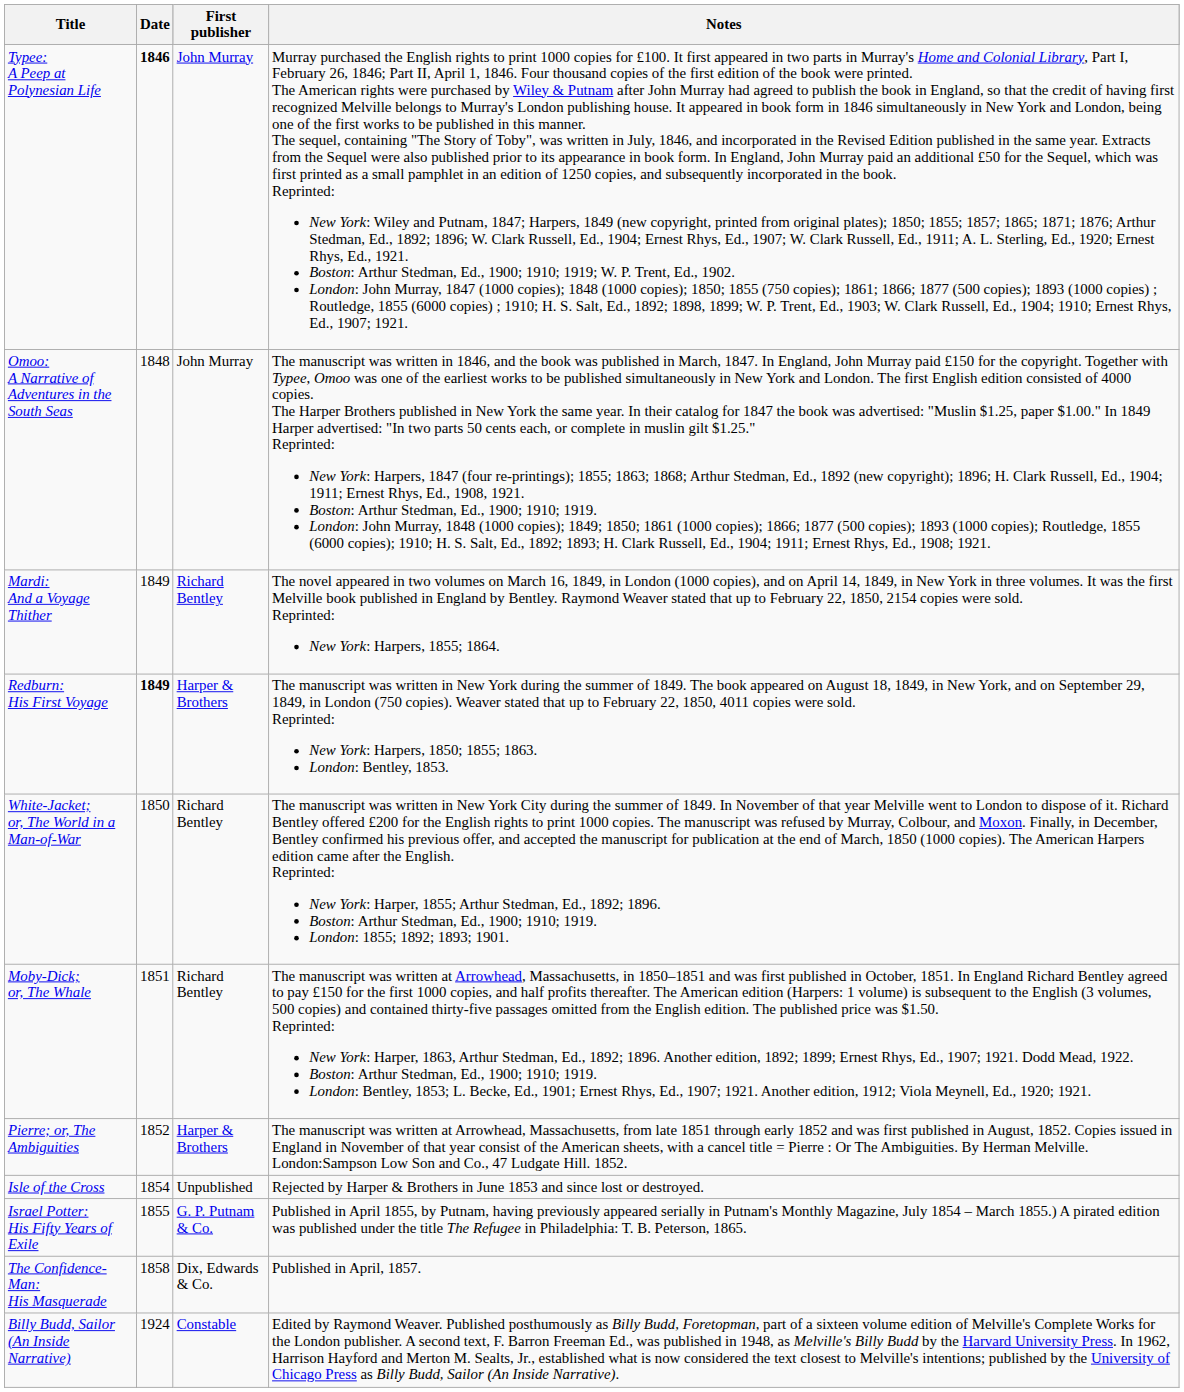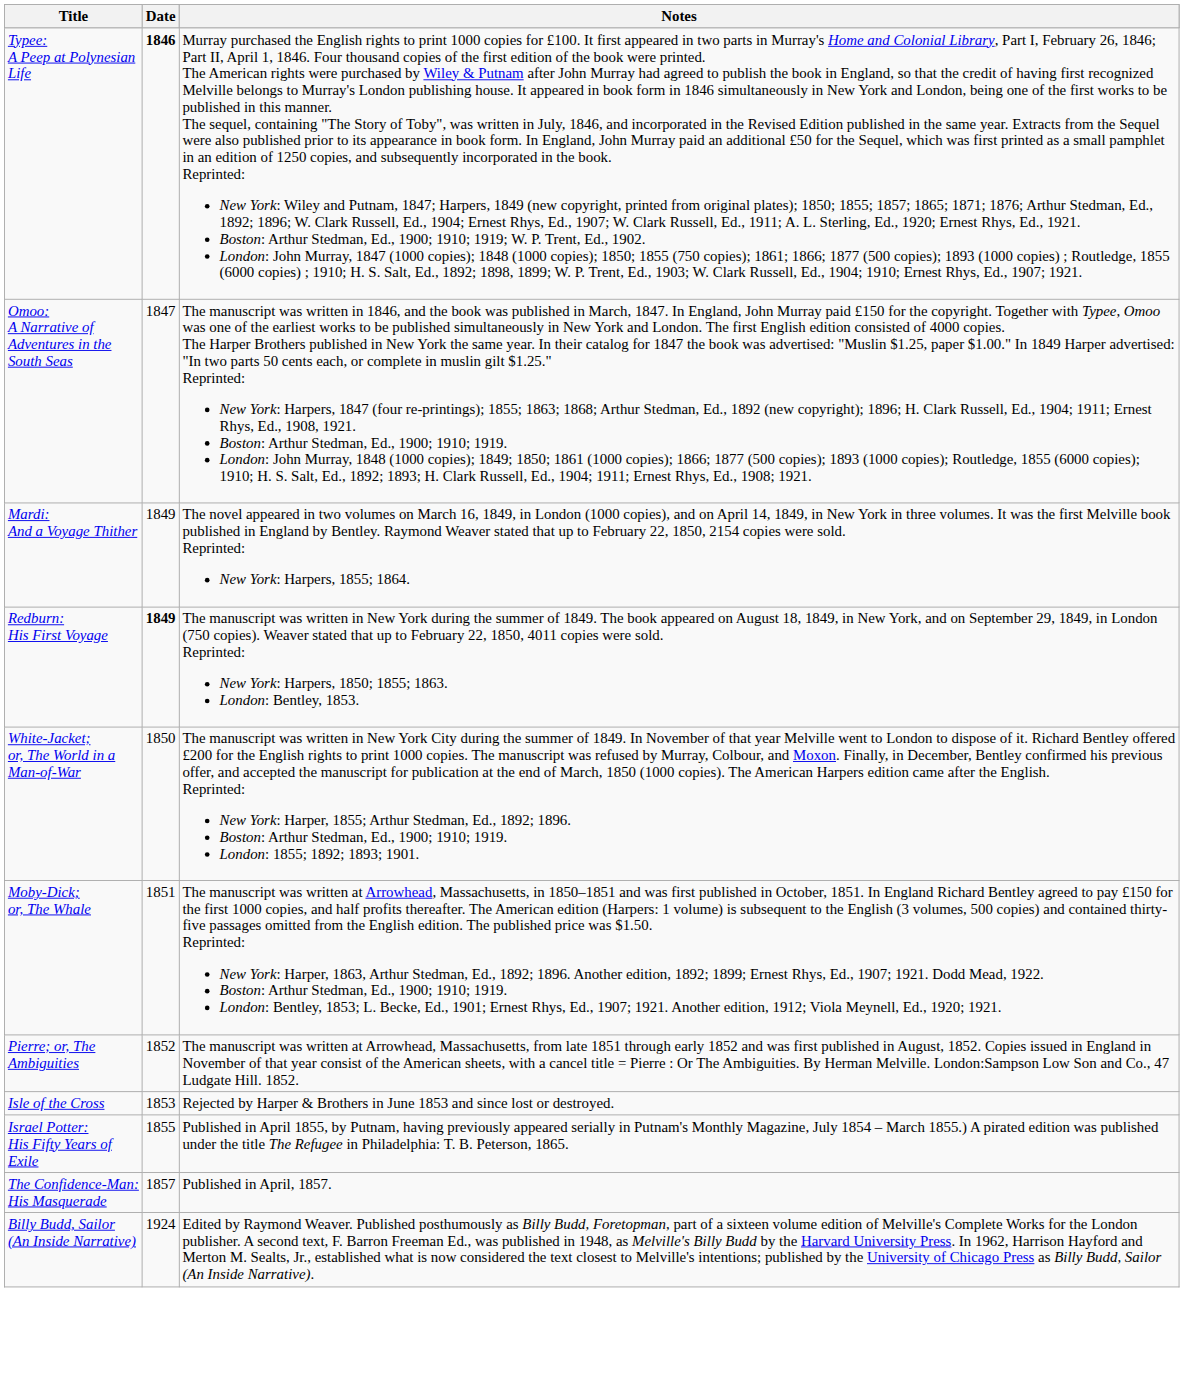- column: (221, 25)
(155, 361) 1848 -> (161, 310) 1847
(155, 1187) 1854 -> (161, 1103) 1853
(155, 1267) 1858 -> (161, 1184) 1857
